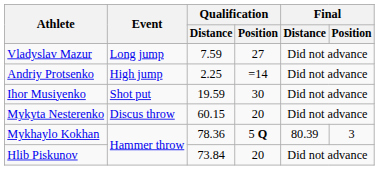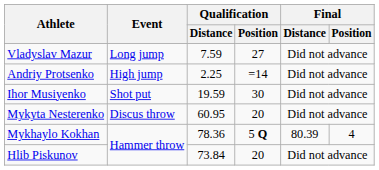(211, 114) 60.15 -> (211, 114) 60.95
(351, 135) 3 -> (351, 135) 4
